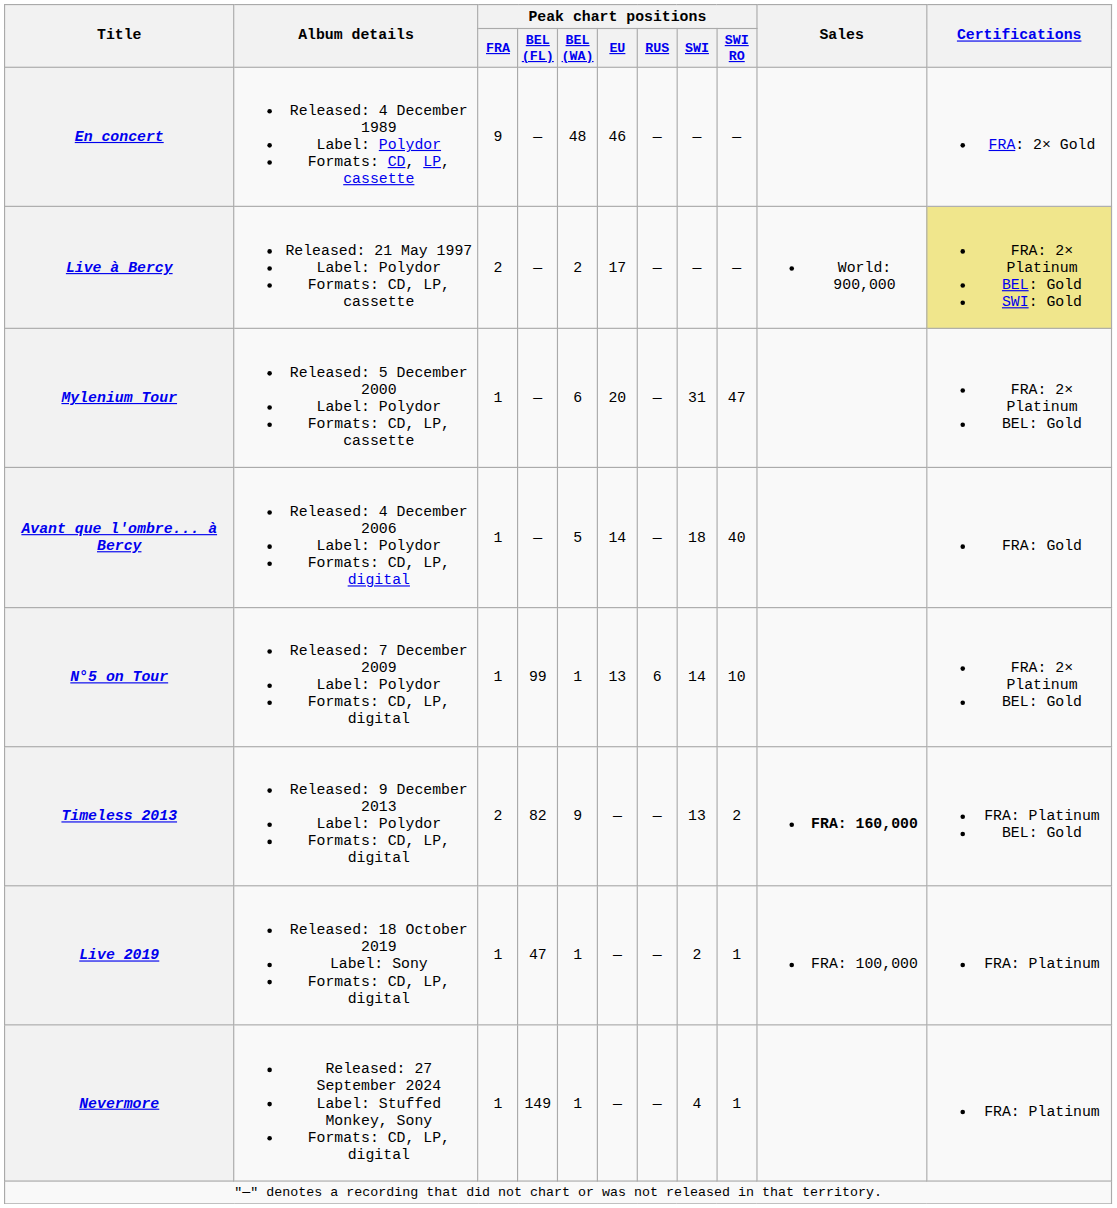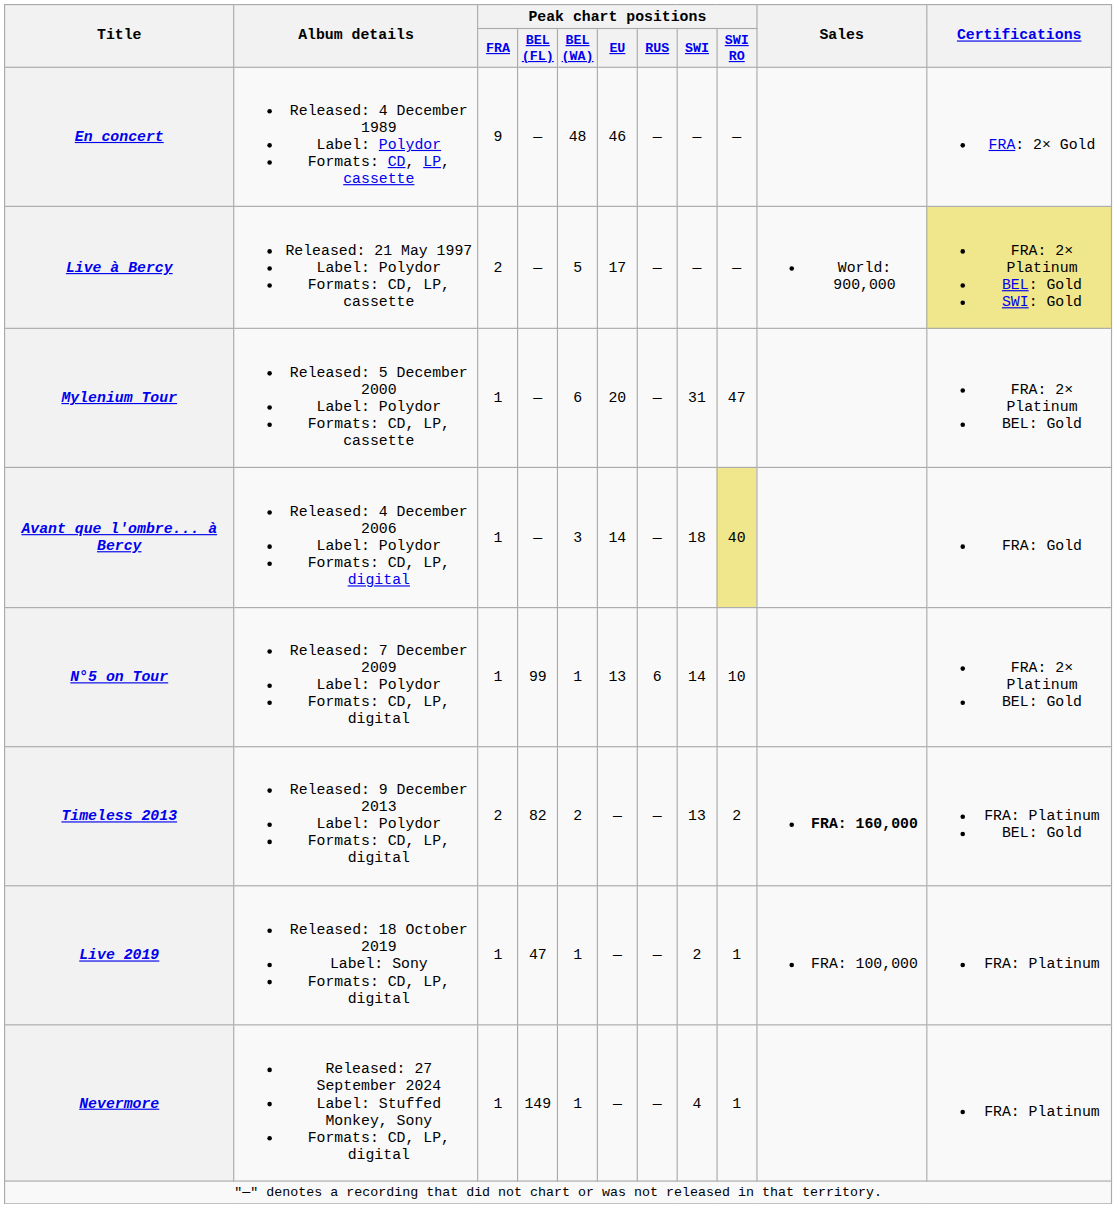(578, 267) 2 -> (578, 267) 5
(578, 538) 5 -> (578, 538) 3
(737, 538) no background -> (737, 538) khaki background
(578, 816) 9 -> (578, 816) 2
